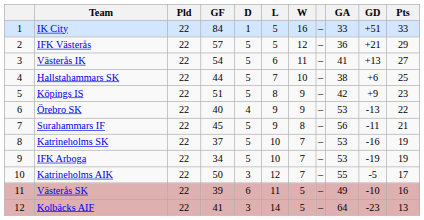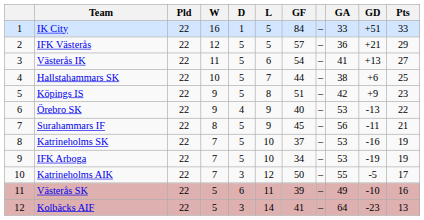columns swapped: (302, 12) <-> (218, 12)
